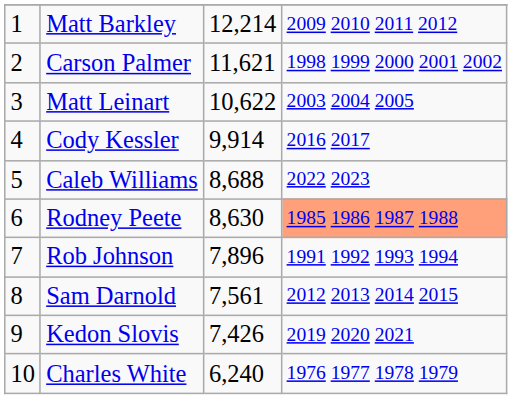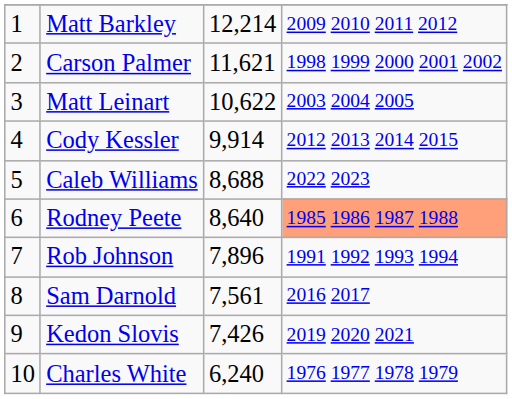(328, 140) 2016 2017 -> (372, 140) 2012 2013 2014 2015
(237, 218) 8,630 -> (237, 218) 8,640
(372, 295) 2012 2013 2014 2015 -> (328, 295) 2016 2017
